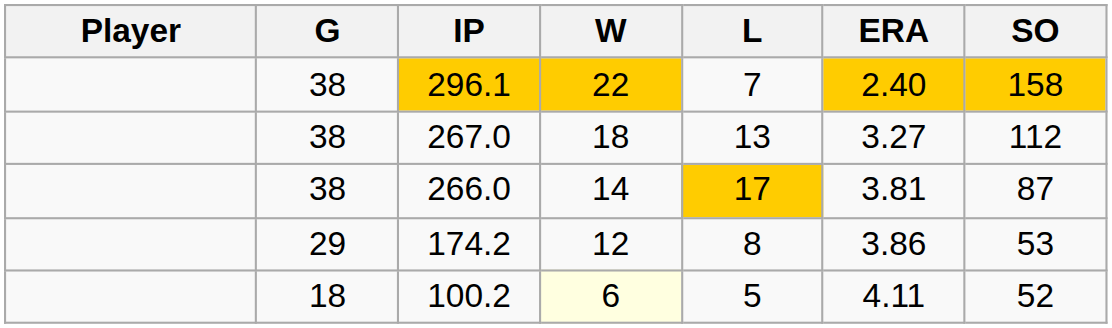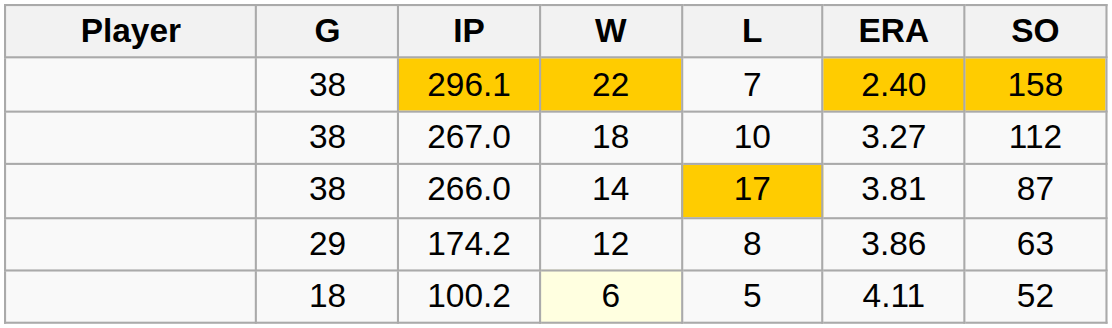(752, 137) 13 -> (752, 137) 10
(1035, 243) 53 -> (1035, 243) 63
